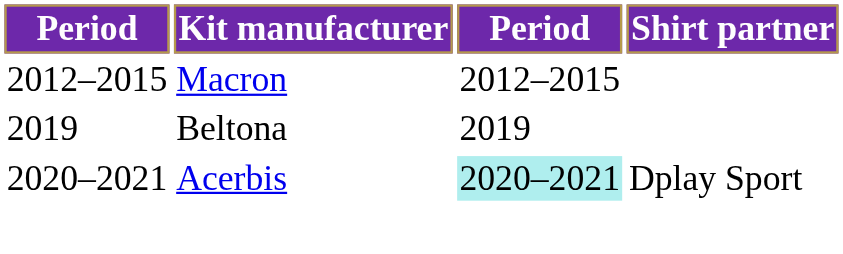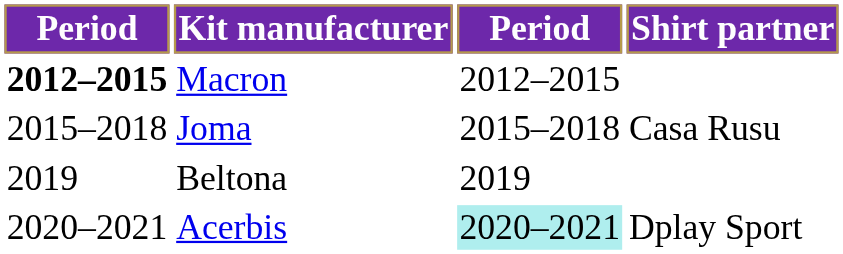(87, 79) normal -> (87, 79) bold
+ row: (214, 128)
